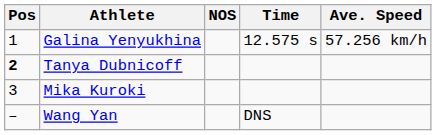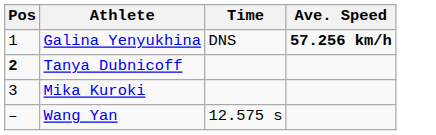- column: (222, 17)
(281, 42) 12.575 s -> (222, 42) DNS
(376, 42) normal -> (341, 42) bold
(258, 117) DNS -> (245, 117) 12.575 s
